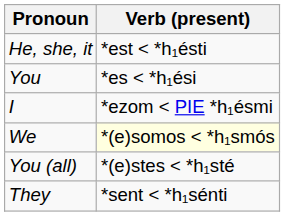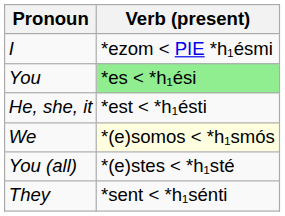rows swapped: (11, 107) <-> (51, 48)
(149, 78) no background -> (149, 78) lightgreen background
